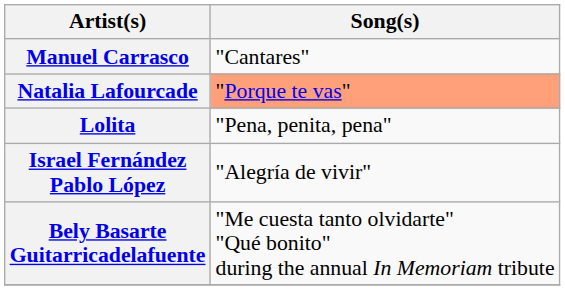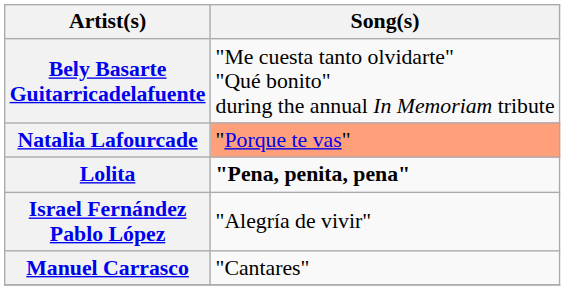rows swapped: (108, 56) <-> (108, 243)
(304, 125) normal -> (313, 174) bold
